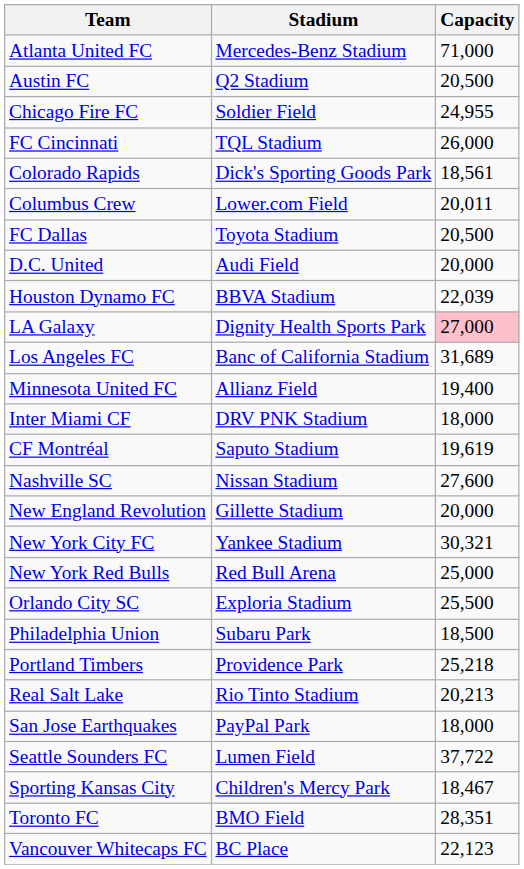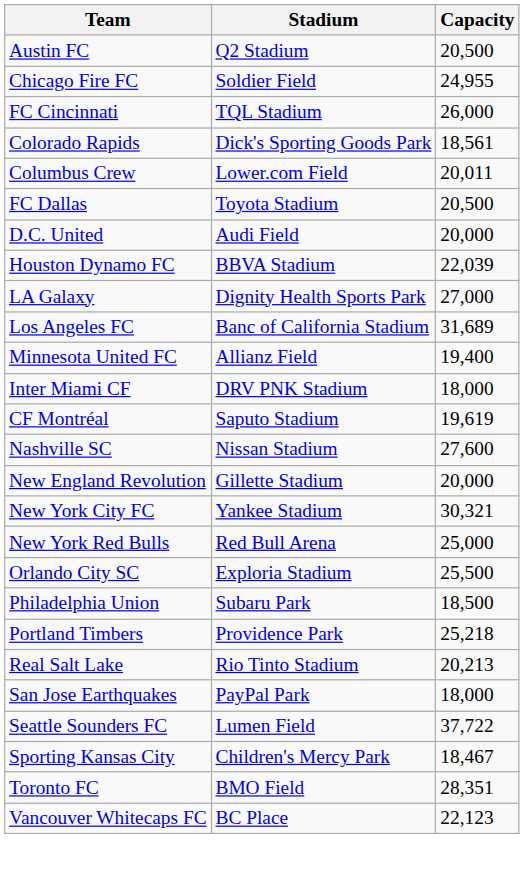- row: (81, 50)
(467, 326) pink background -> (467, 296) no background
